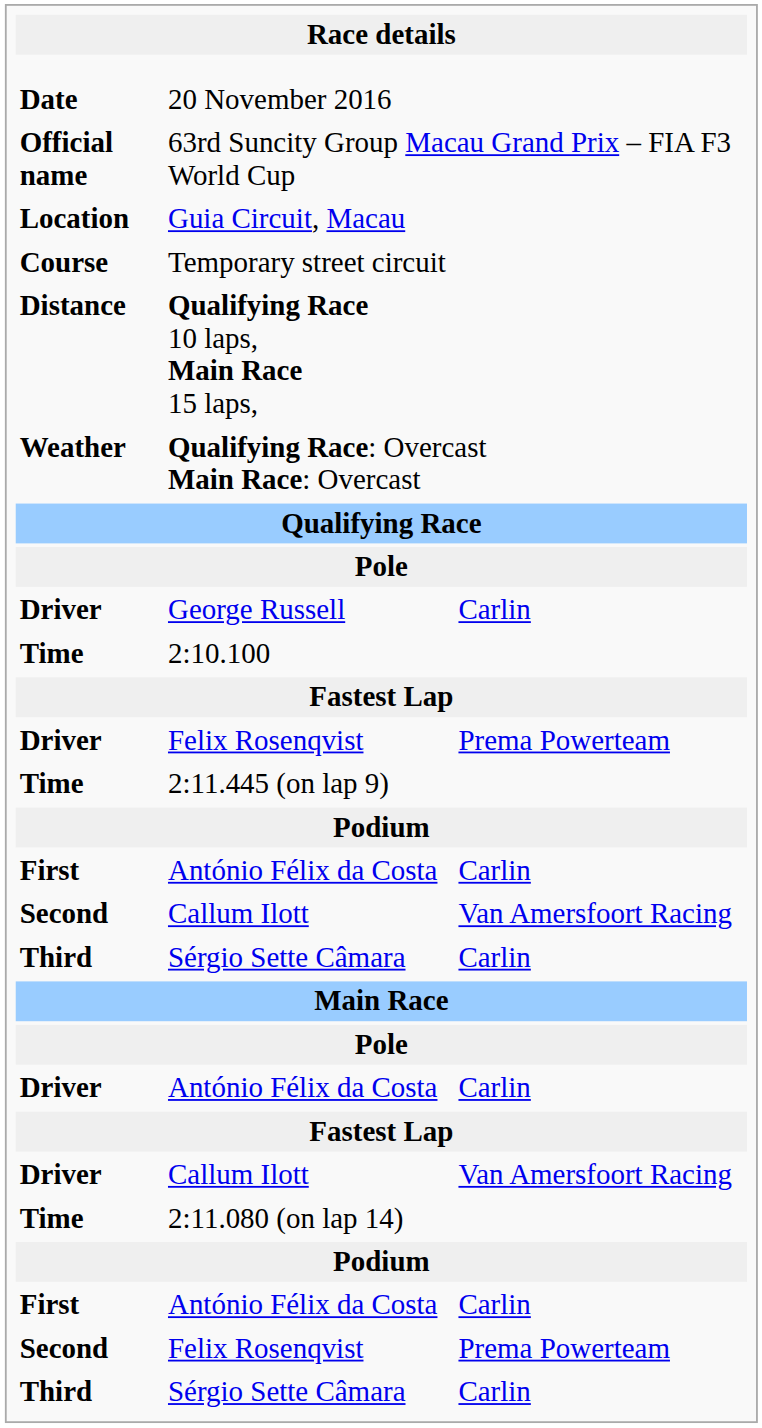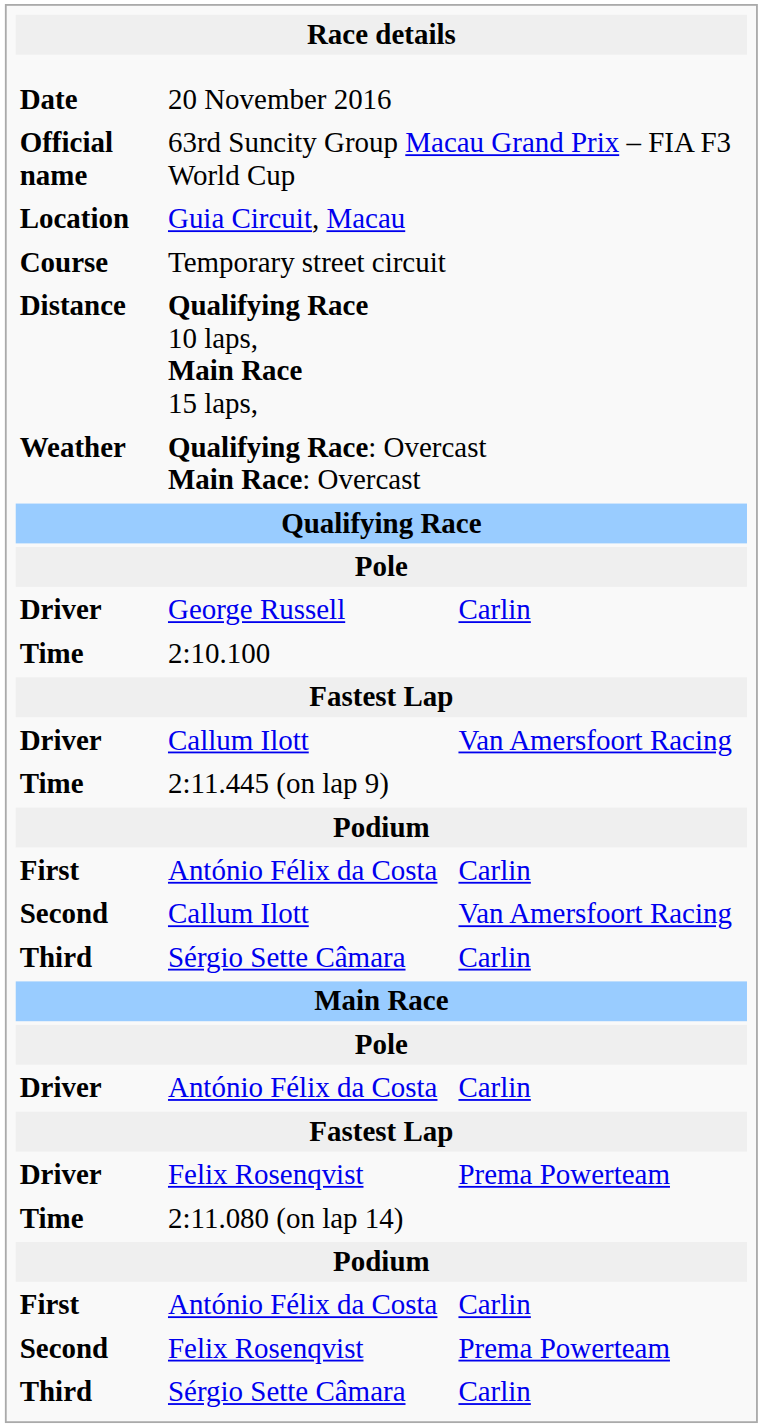rows swapped: (61, 1175) <-> (61, 740)
